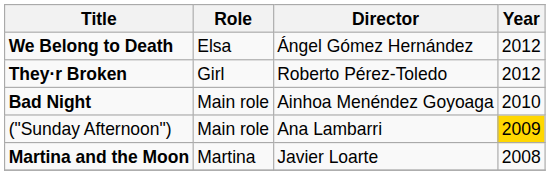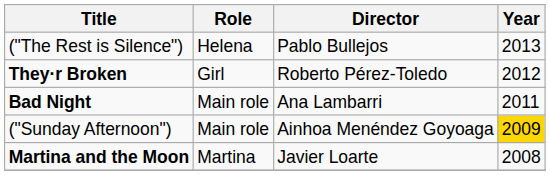+ row: (96, 46)
- row: (91, 46)
(385, 102) Ainhoa Menéndez Goyoaga -> (330, 102) Ana Lambarri
(521, 102) 2010 -> (521, 102) 2011
(330, 129) Ana Lambarri -> (385, 129) Ainhoa Menéndez Goyoaga
